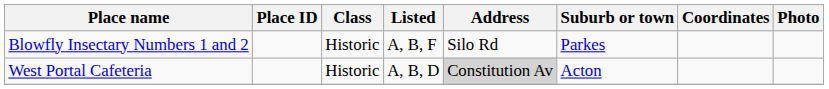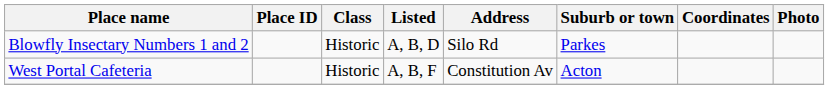(412, 44) A, B, F -> (413, 44) A, B, D
(413, 71) A, B, D -> (412, 71) A, B, F
(500, 71) lightgrey background -> (500, 71) no background
